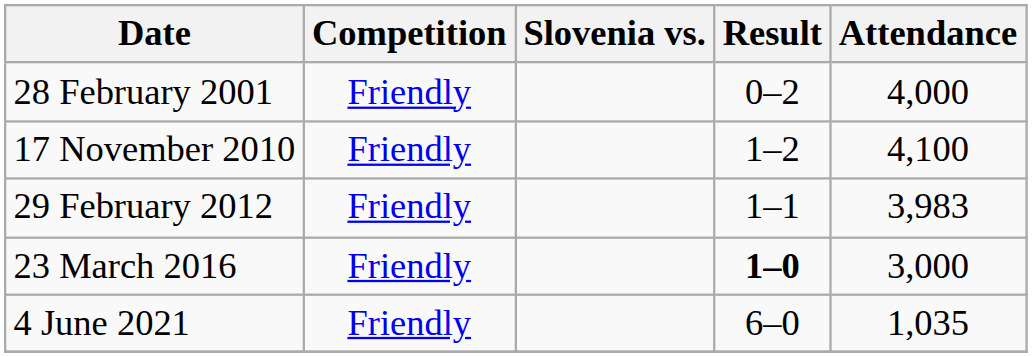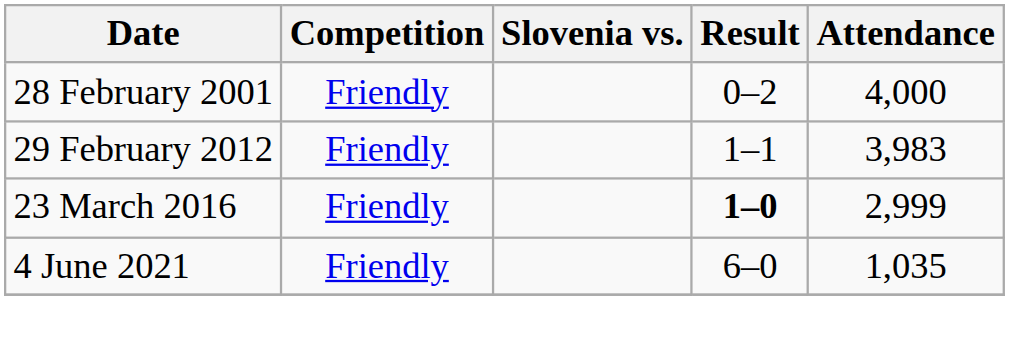- row: (154, 149)
(928, 264) 3,000 -> (906, 206) 2,999
